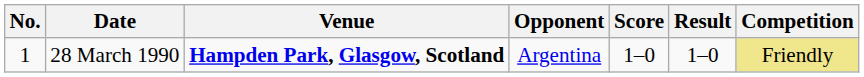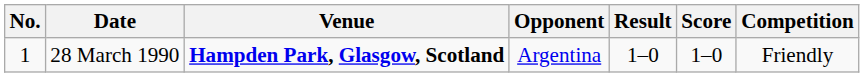columns swapped: (639, 21) <-> (703, 21)
(797, 54) khaki background -> (797, 54) no background
